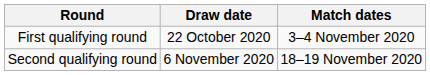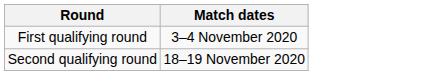- column: (219, 15)
